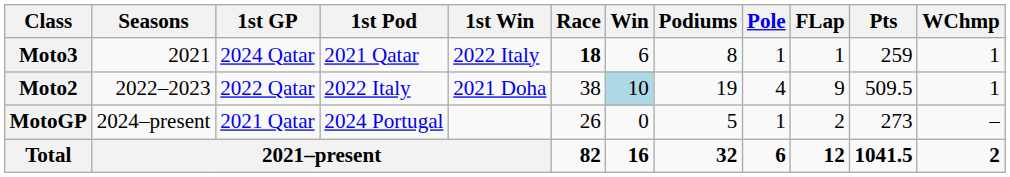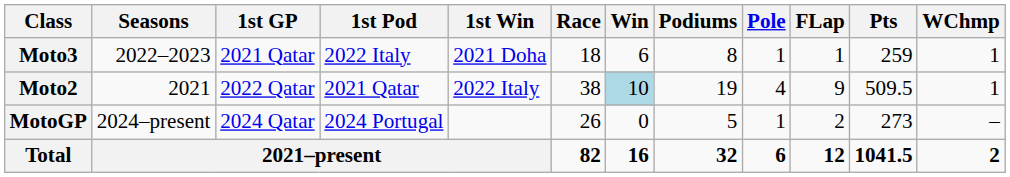(189, 54) 2021 -> (163, 54) 2022–2023
(267, 54) 2024 Qatar -> (267, 54) 2021 Qatar
(372, 54) 2021 Qatar -> (367, 54) 2022 Italy
(496, 54) 2022 Italy -> (500, 54) 2021 Doha
(590, 54) bold -> (590, 54) normal
(163, 88) 2022–2023 -> (189, 88) 2021
(367, 88) 2022 Italy -> (372, 88) 2021 Qatar
(500, 88) 2021 Doha -> (496, 88) 2022 Italy
(267, 121) 2021 Qatar -> (267, 121) 2024 Qatar
